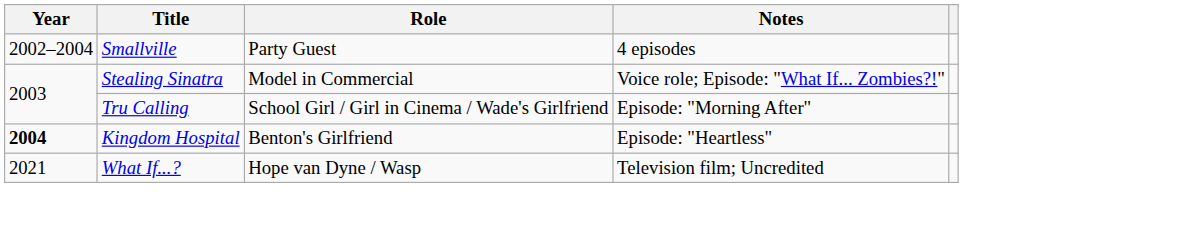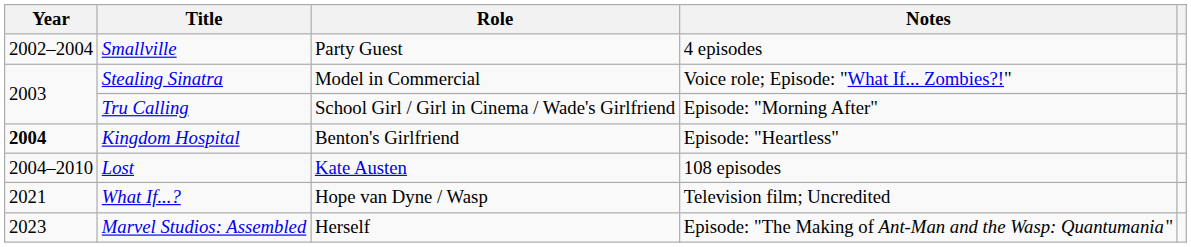+ row: (118, 167)
+ row: (204, 227)
